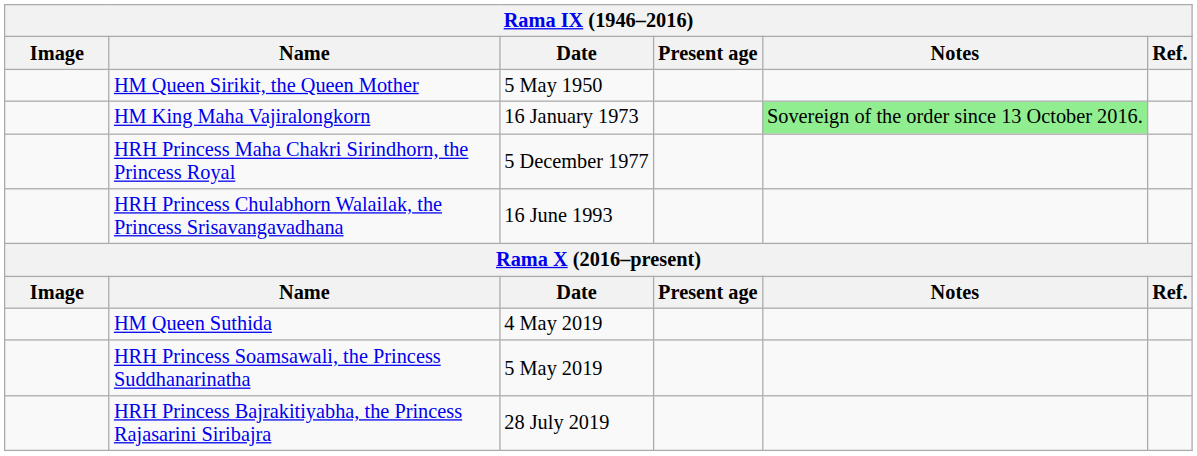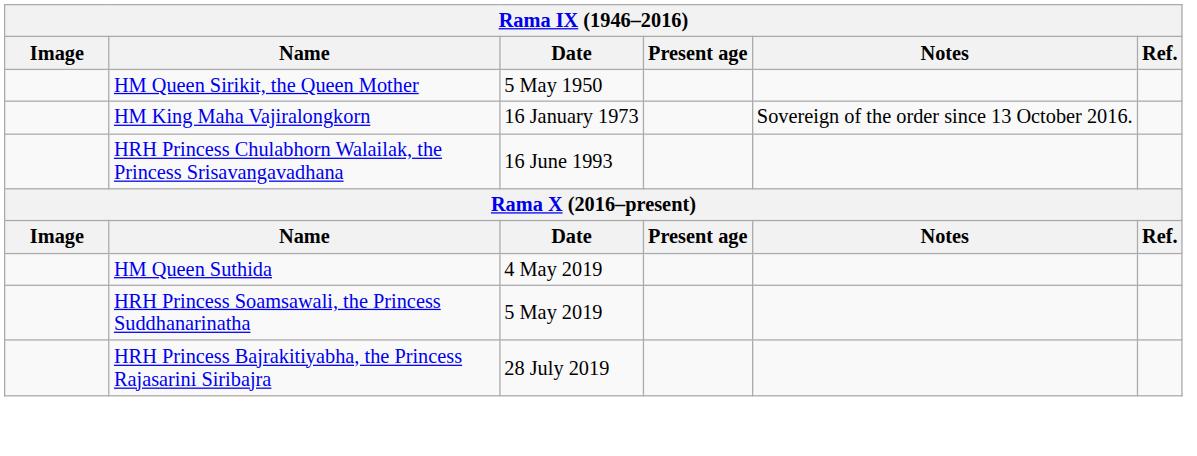(955, 117) lightgreen background -> (945, 117) no background
- row: (291, 160)
